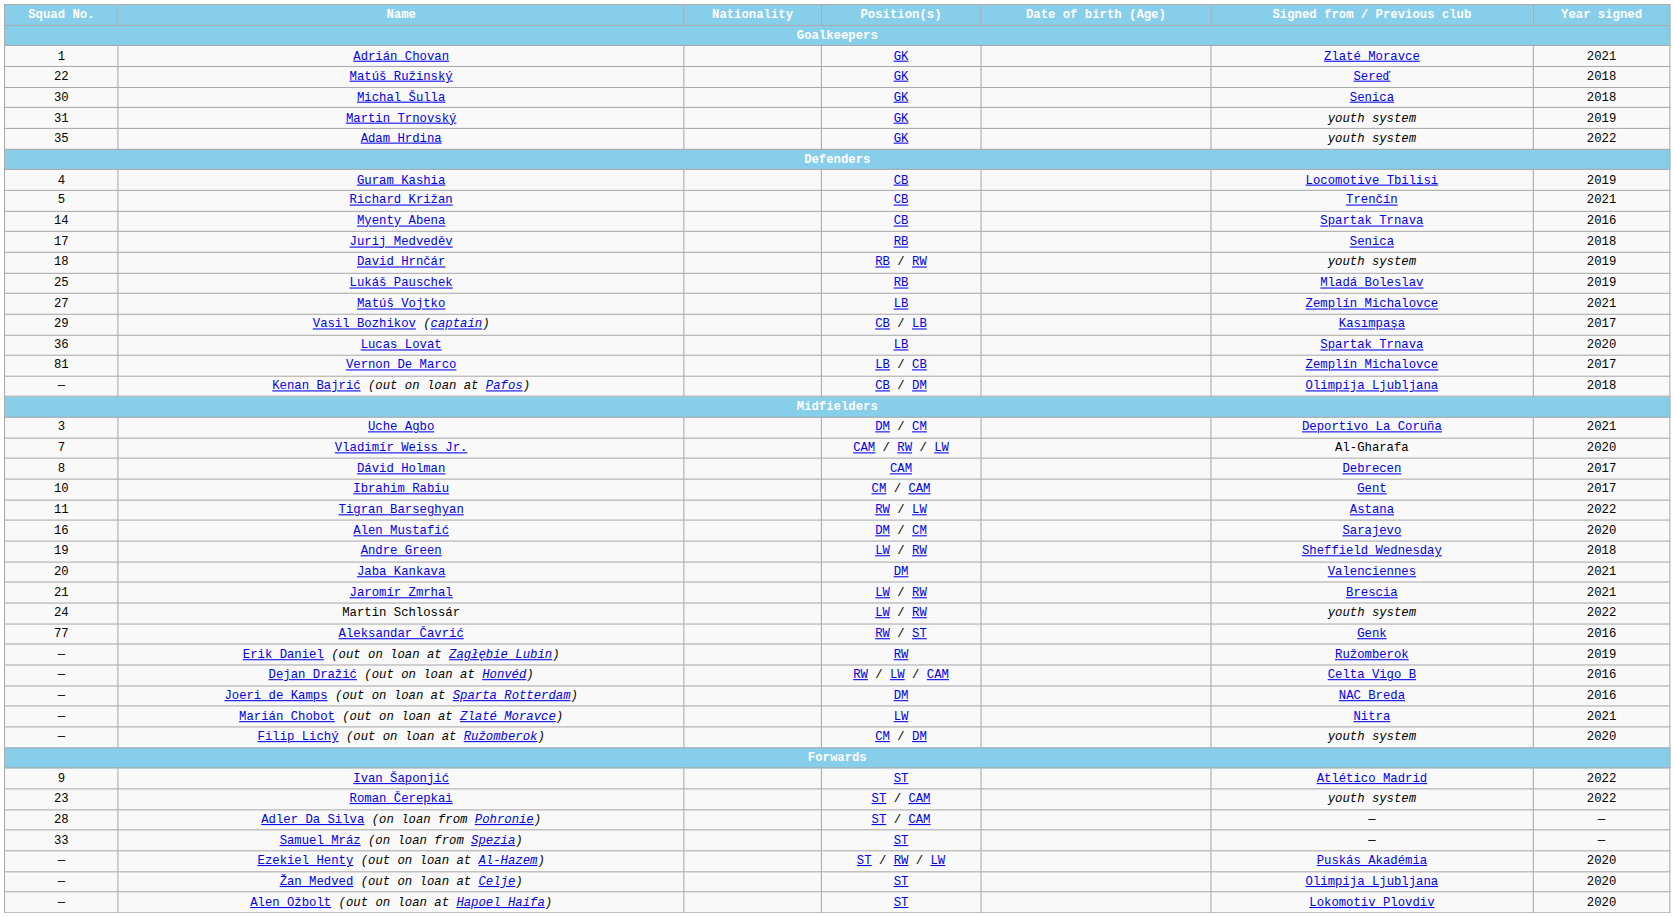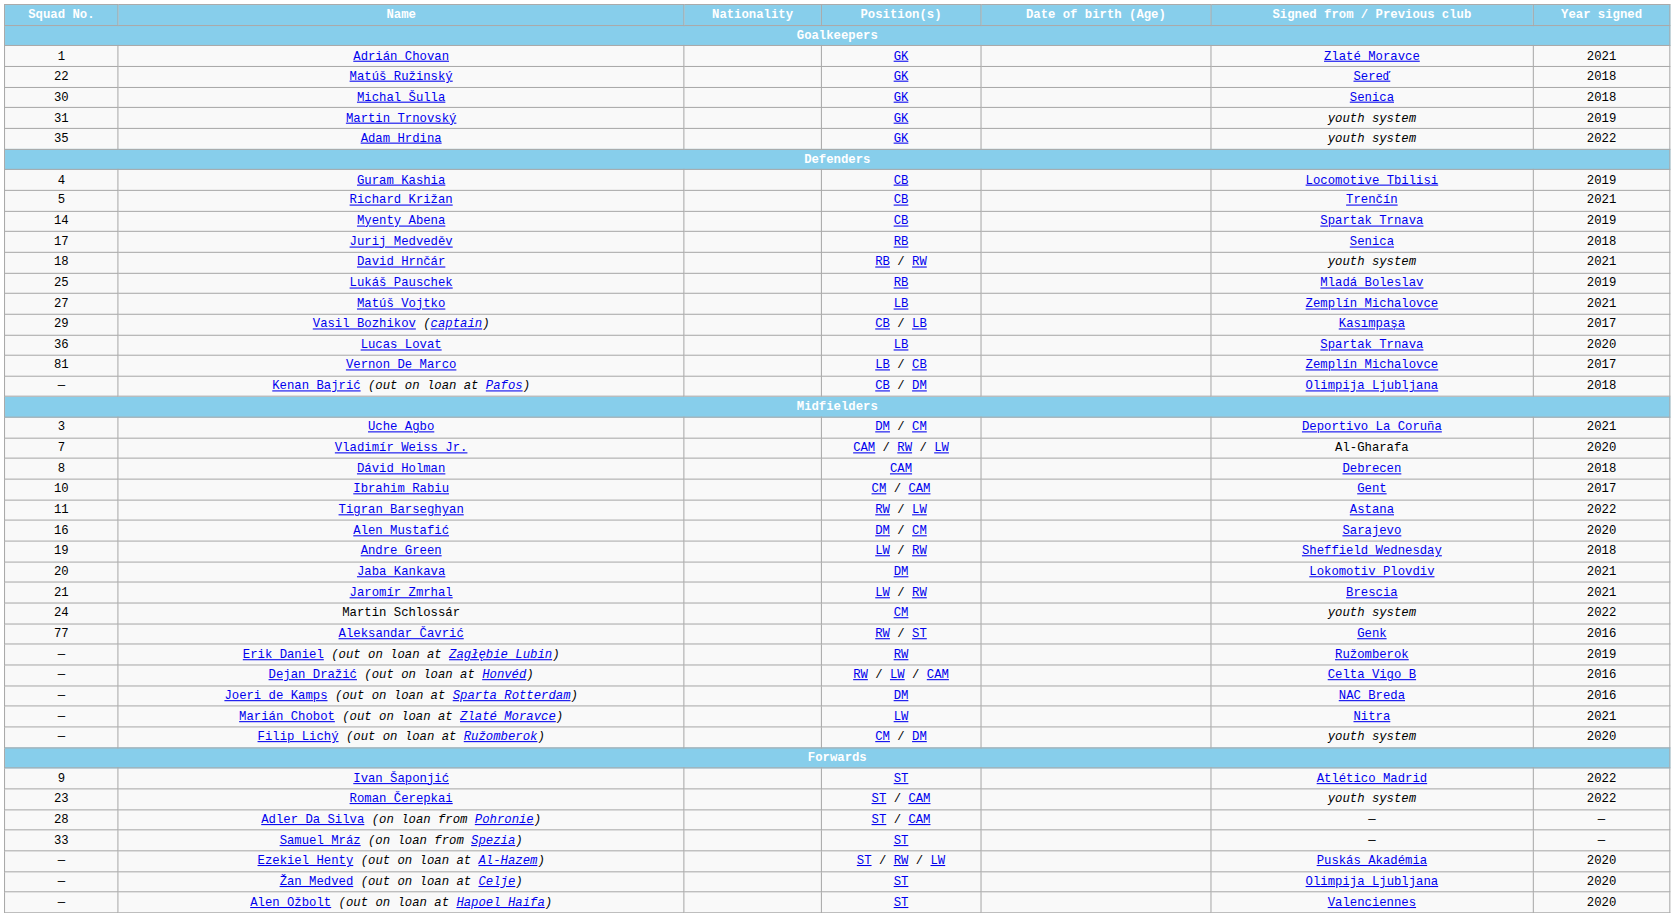(1602, 221) 2016 -> (1602, 221) 2019
(1602, 262) 2019 -> (1602, 262) 2021
(1602, 469) 2017 -> (1602, 469) 2018
(1372, 572) Valenciennes -> (1372, 572) Lokomotiv Plovdiv
(901, 613) LW / RW -> (901, 613) CM
(1372, 902) Lokomotiv Plovdiv -> (1372, 902) Valenciennes
